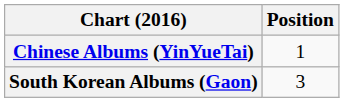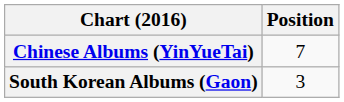(300, 50) 1 -> (300, 50) 7
